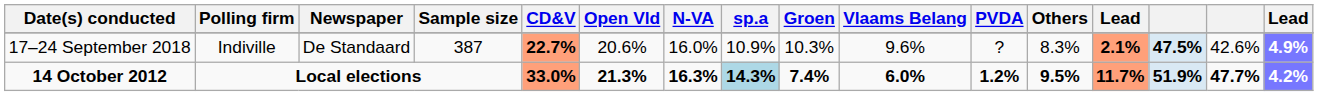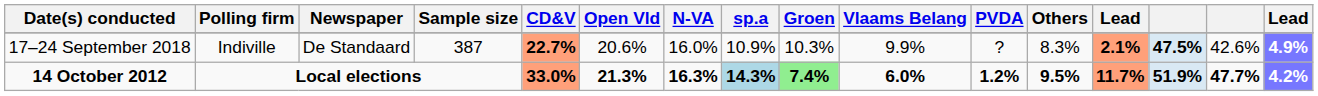(905, 47) 9.6% -> (905, 47) 9.9%
(809, 75) no background -> (809, 75) lightgreen background
